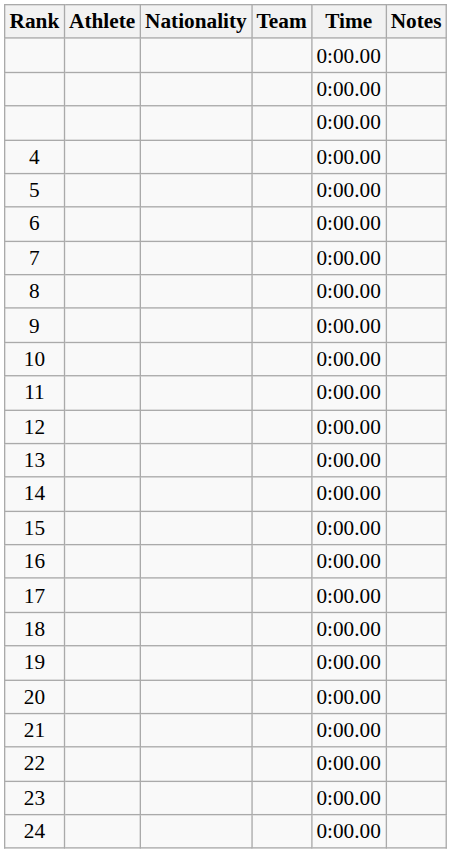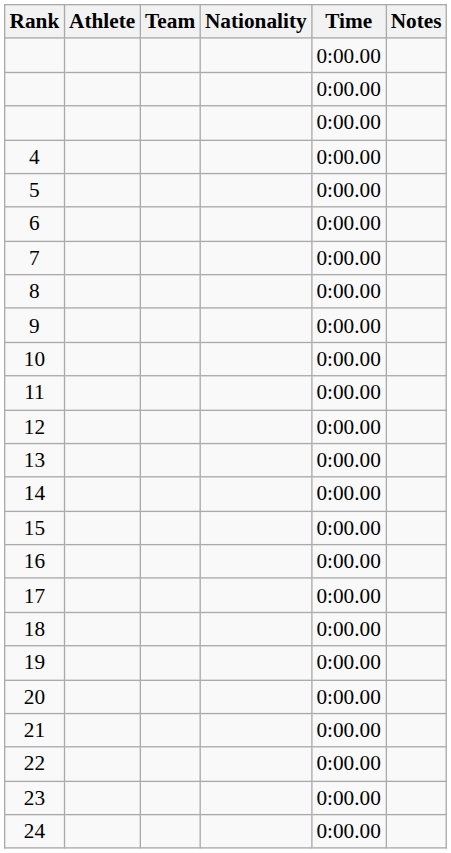columns swapped: (196, 21) <-> (282, 21)
